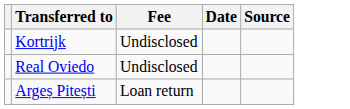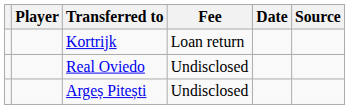+ column: (37, 16)
(159, 41) Undisclosed -> (208, 41) Loan return
(157, 91) Loan return -> (209, 91) Undisclosed
